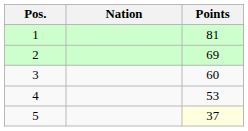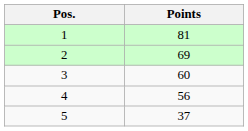- column: (124, 14)
(213, 95) 53 -> (184, 95) 56
(213, 116) lightyellow background -> (184, 116) no background
